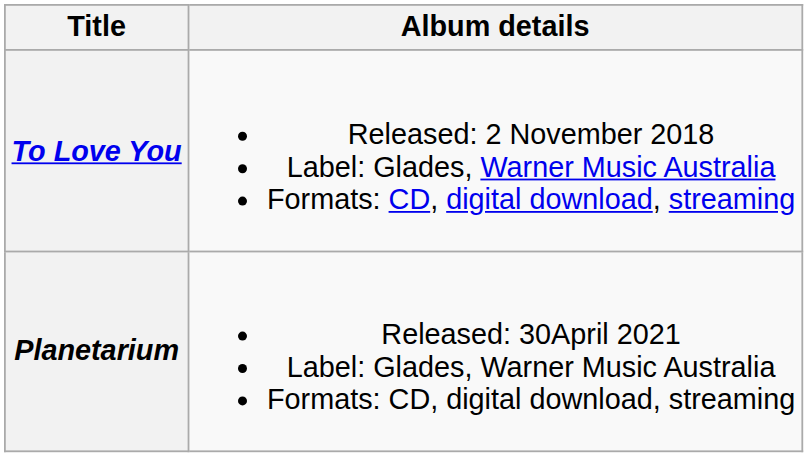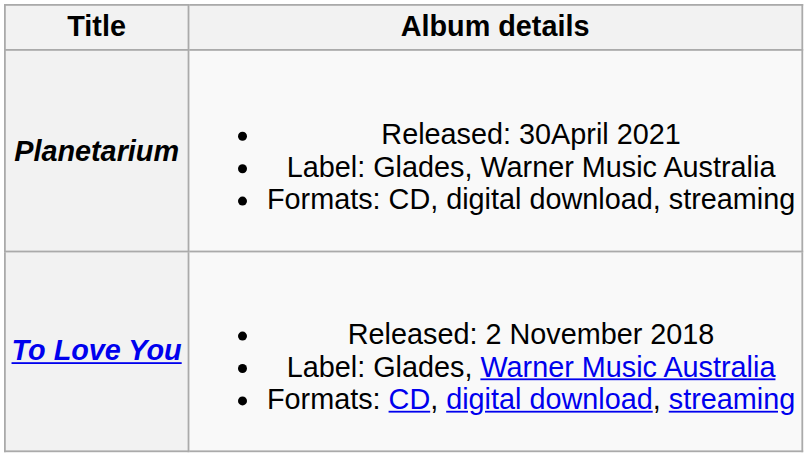rows swapped: (97, 150) <-> (97, 350)
